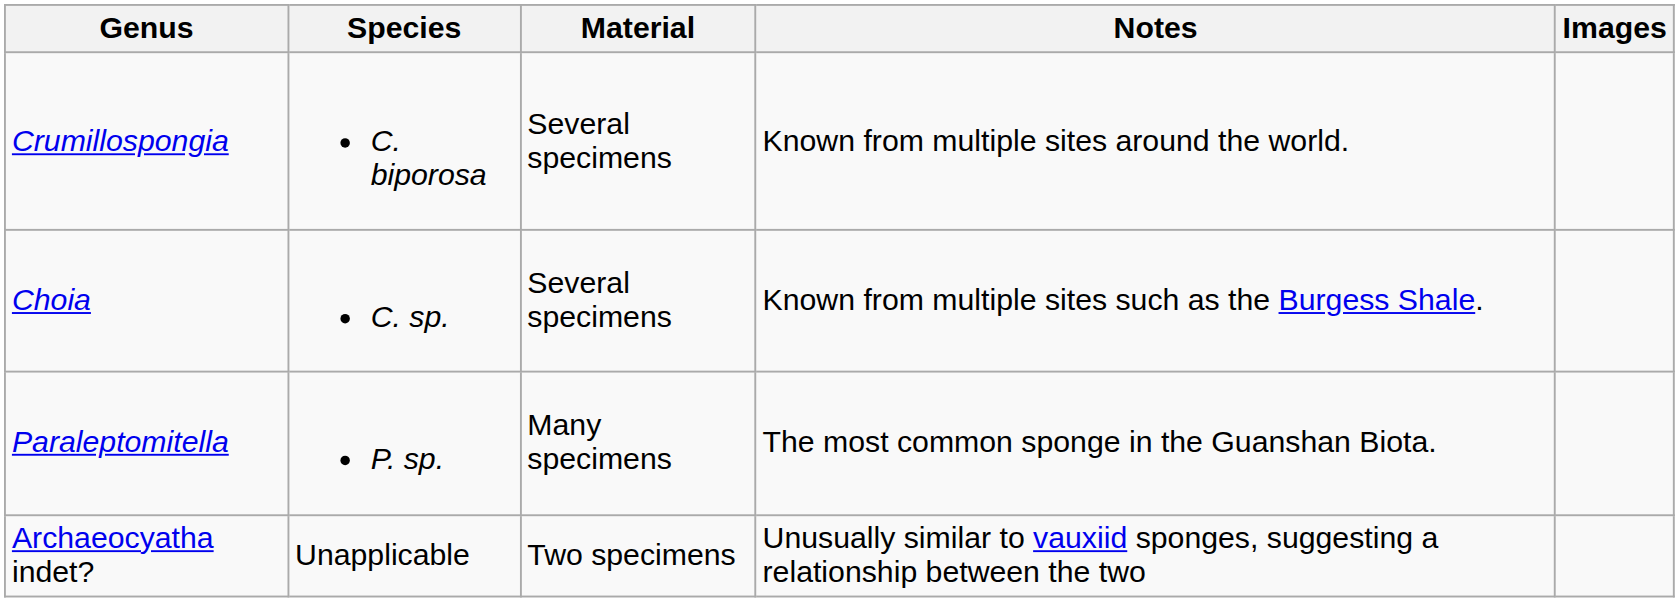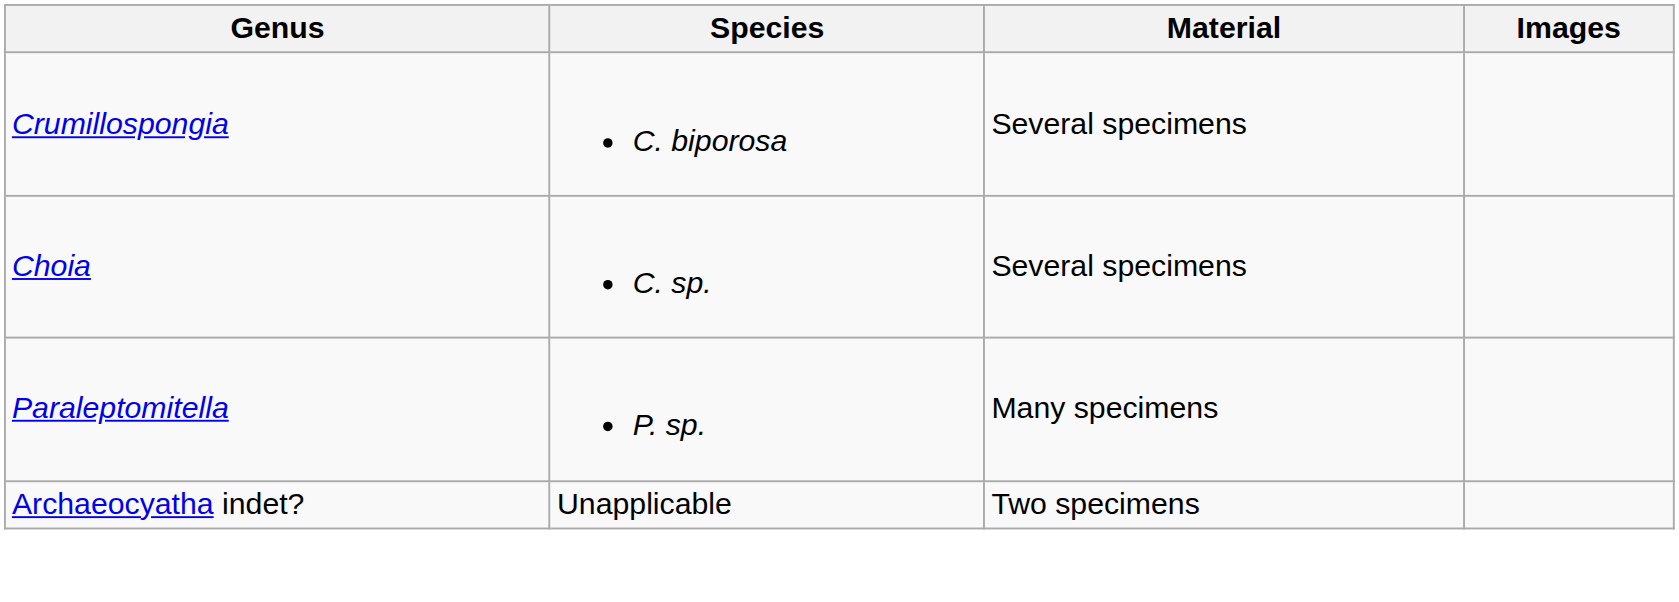- column: (1156, 28)
